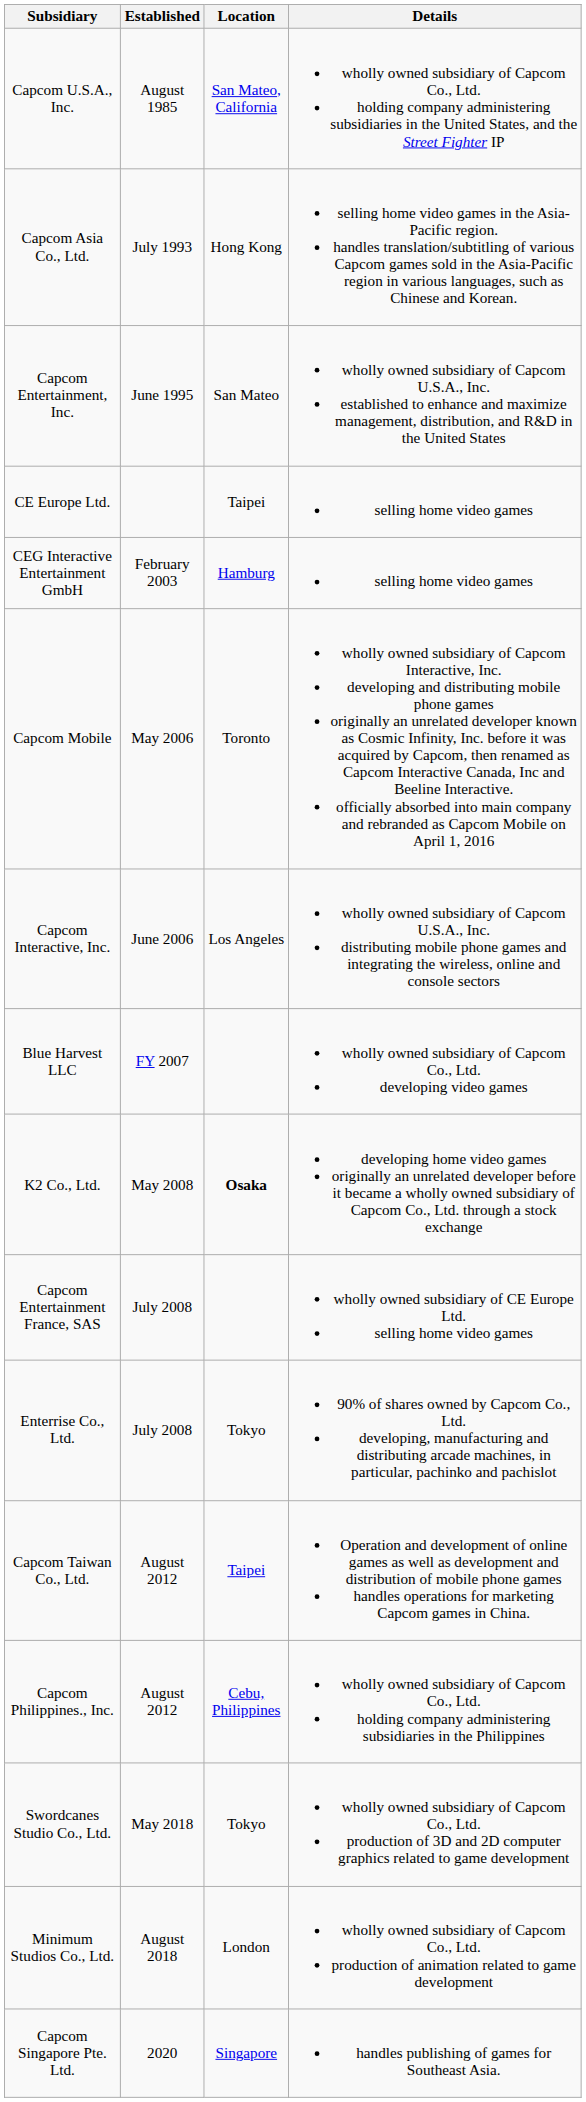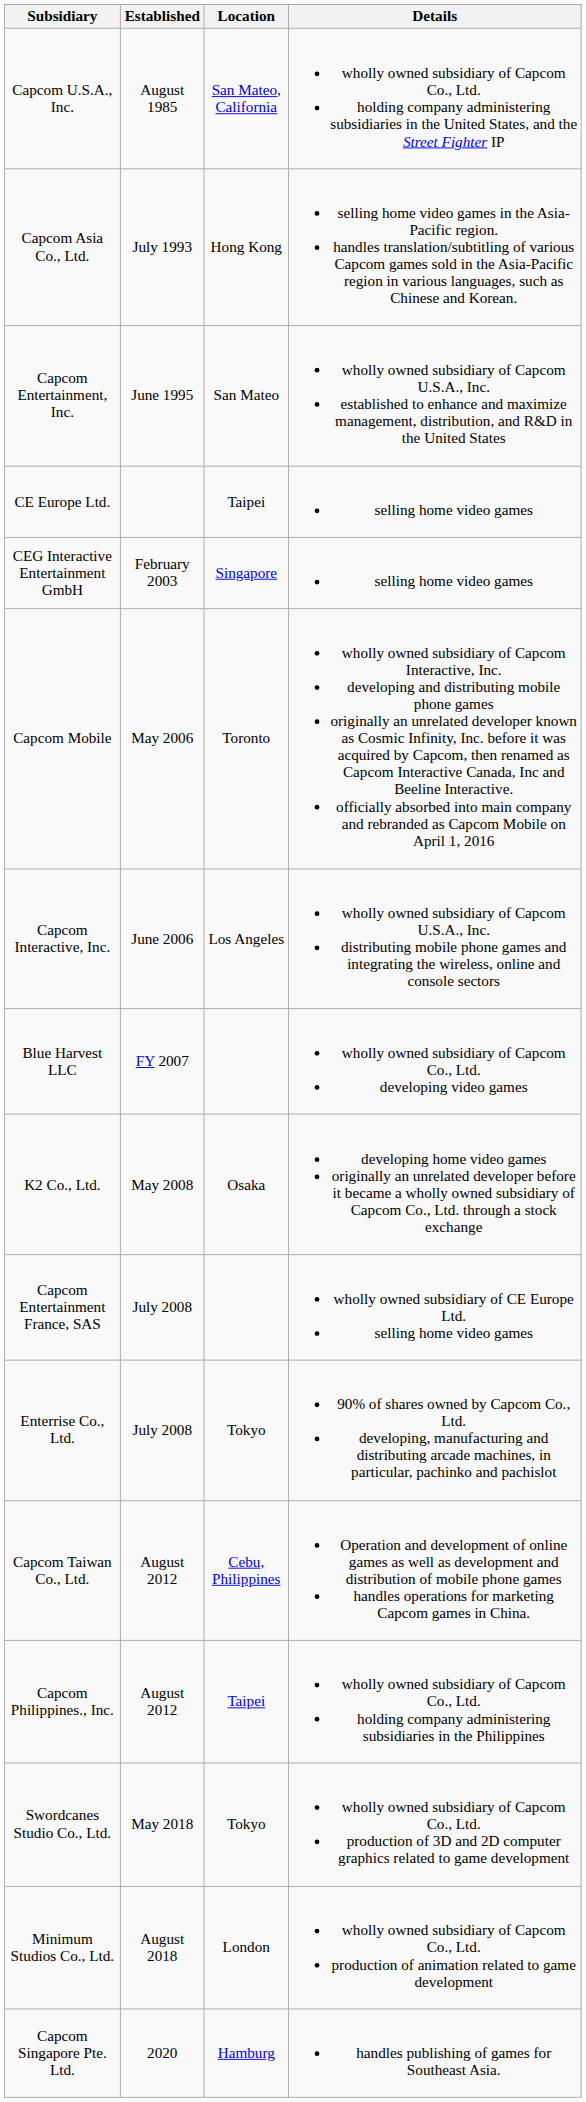(246, 573) Hamburg -> (246, 573) Singapore
(246, 1184) bold -> (246, 1184) normal
(246, 1570) Taipei -> (246, 1570) Cebu, Philippines
(246, 1701) Cebu, Philippines -> (246, 1701) Taipei
(246, 2053) Singapore -> (246, 2053) Hamburg
